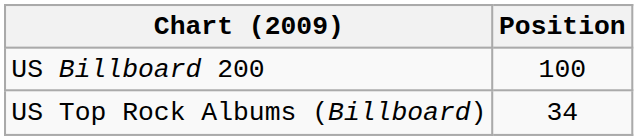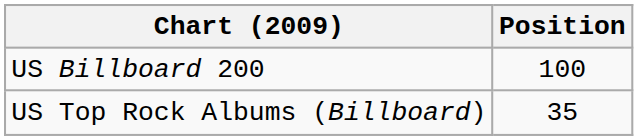(562, 113) 34 -> (562, 113) 35
